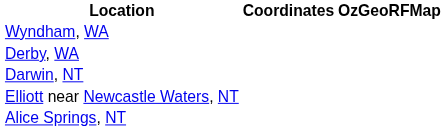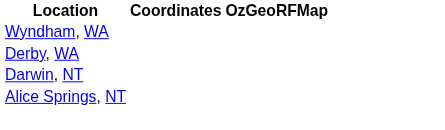- row: (122, 97)
